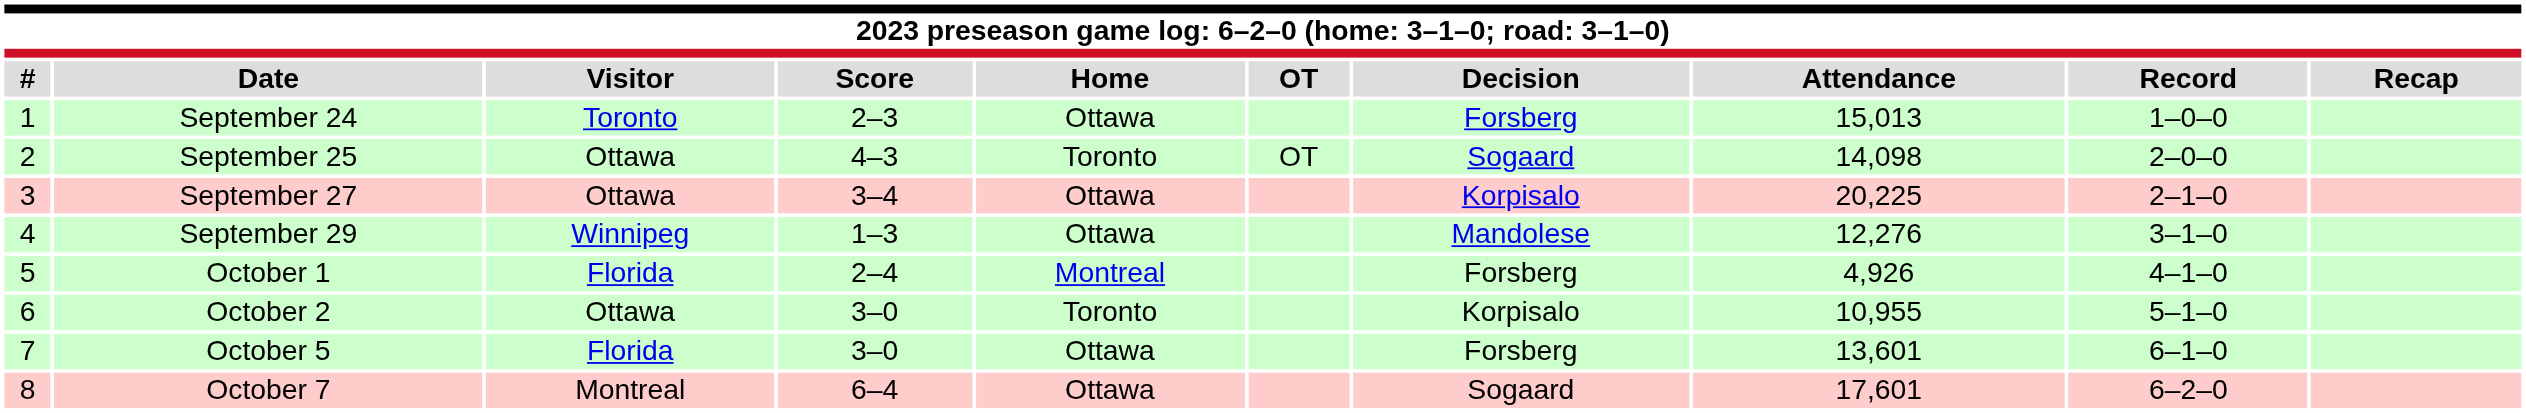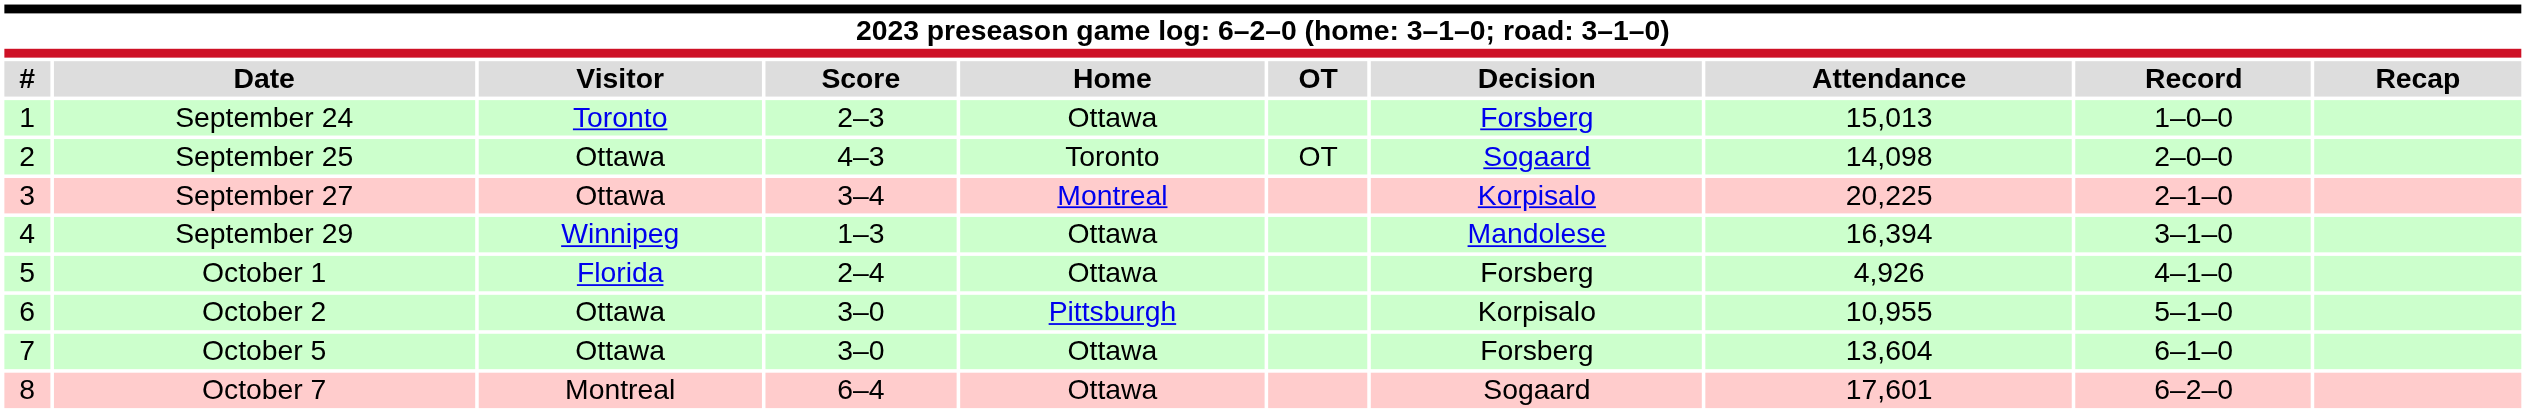(1110, 195) Ottawa -> (1112, 195) Montreal
(1879, 234) 12,276 -> (1889, 234) 16,394
(1110, 273) Montreal -> (1112, 273) Ottawa
(1110, 312) Toronto -> (1112, 312) Pittsburgh
(630, 351) Florida -> (620, 351) Ottawa
(1879, 351) 13,601 -> (1889, 351) 13,604
